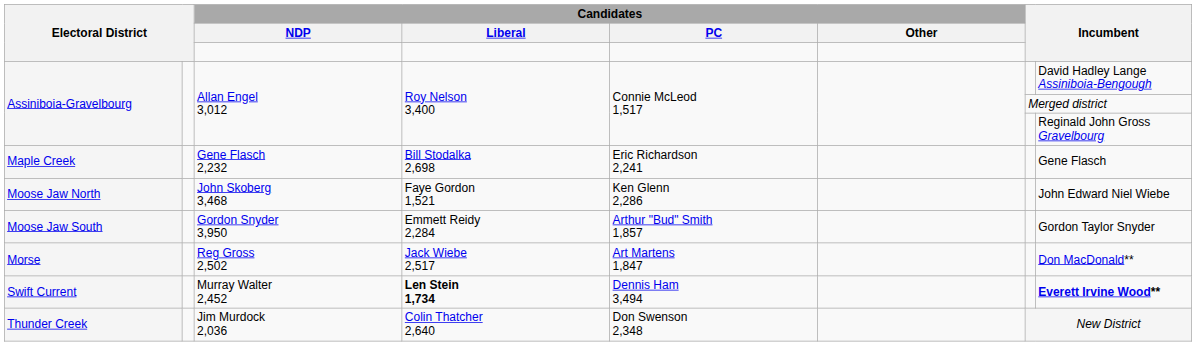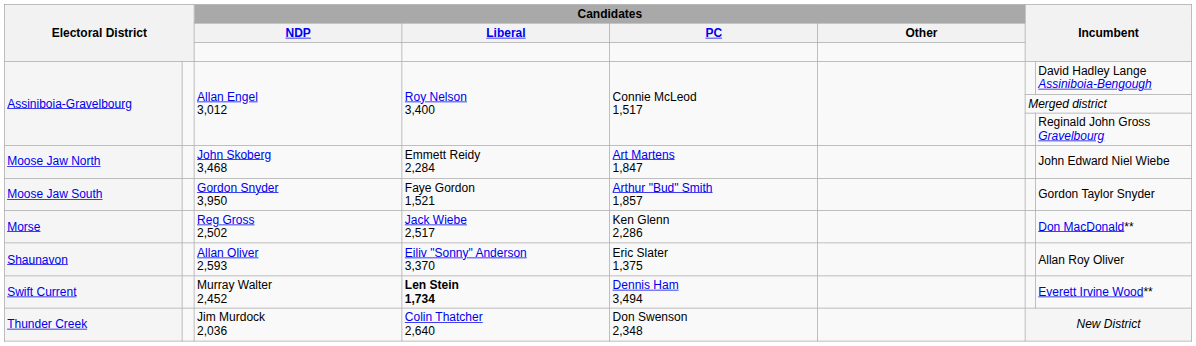- row: (41, 161)
(440, 194) Faye Gordon 1,521 -> (443, 161) Emmett Reidy 2,284
(641, 194) Ken Glenn 2,286 -> (644, 161) Art Martens 1,847
(443, 227) Emmett Reidy 2,284 -> (440, 194) Faye Gordon 1,521
(644, 259) Art Martens 1,847 -> (641, 227) Ken Glenn 2,286
+ row: (38, 259)
(1099, 292) bold -> (1095, 292) normal
